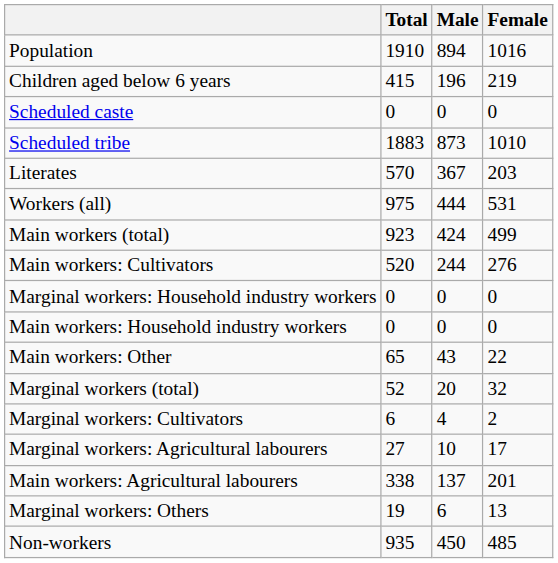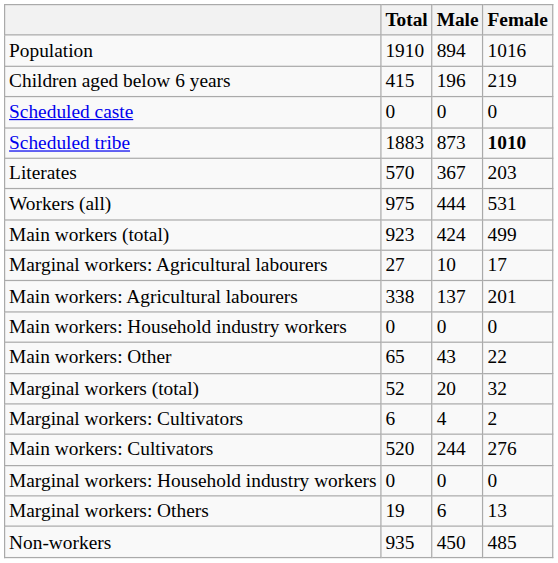(507, 142) normal -> (507, 142) bold
rows swapped: (111, 265) <-> (168, 449)
rows swapped: (153, 480) <-> (193, 296)
